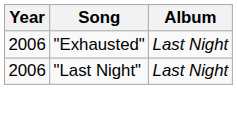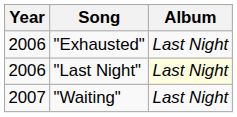(190, 71) no background -> (190, 71) lightyellow background
+ row: (87, 97)
